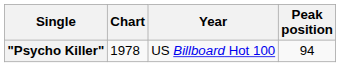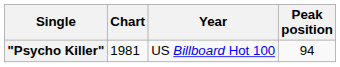(125, 51) 1978 -> (125, 51) 1981
